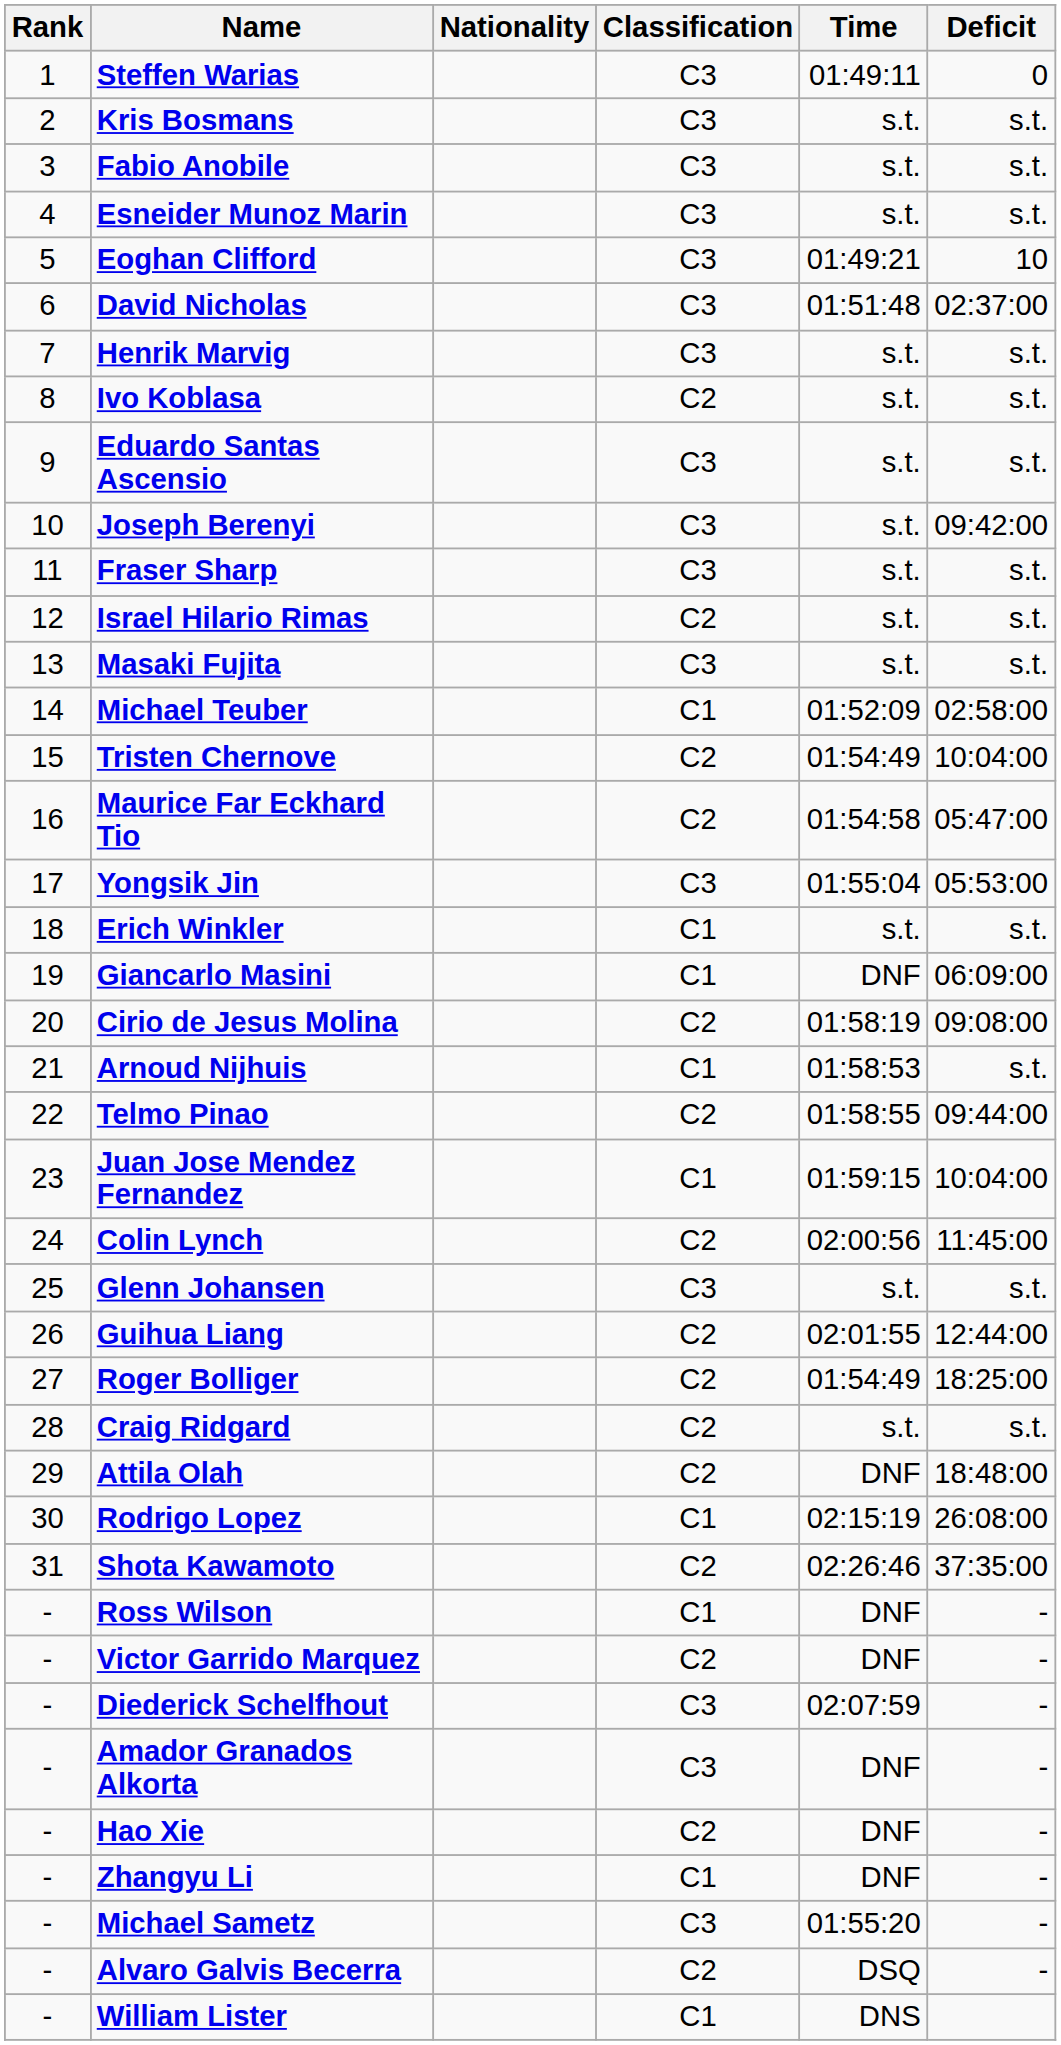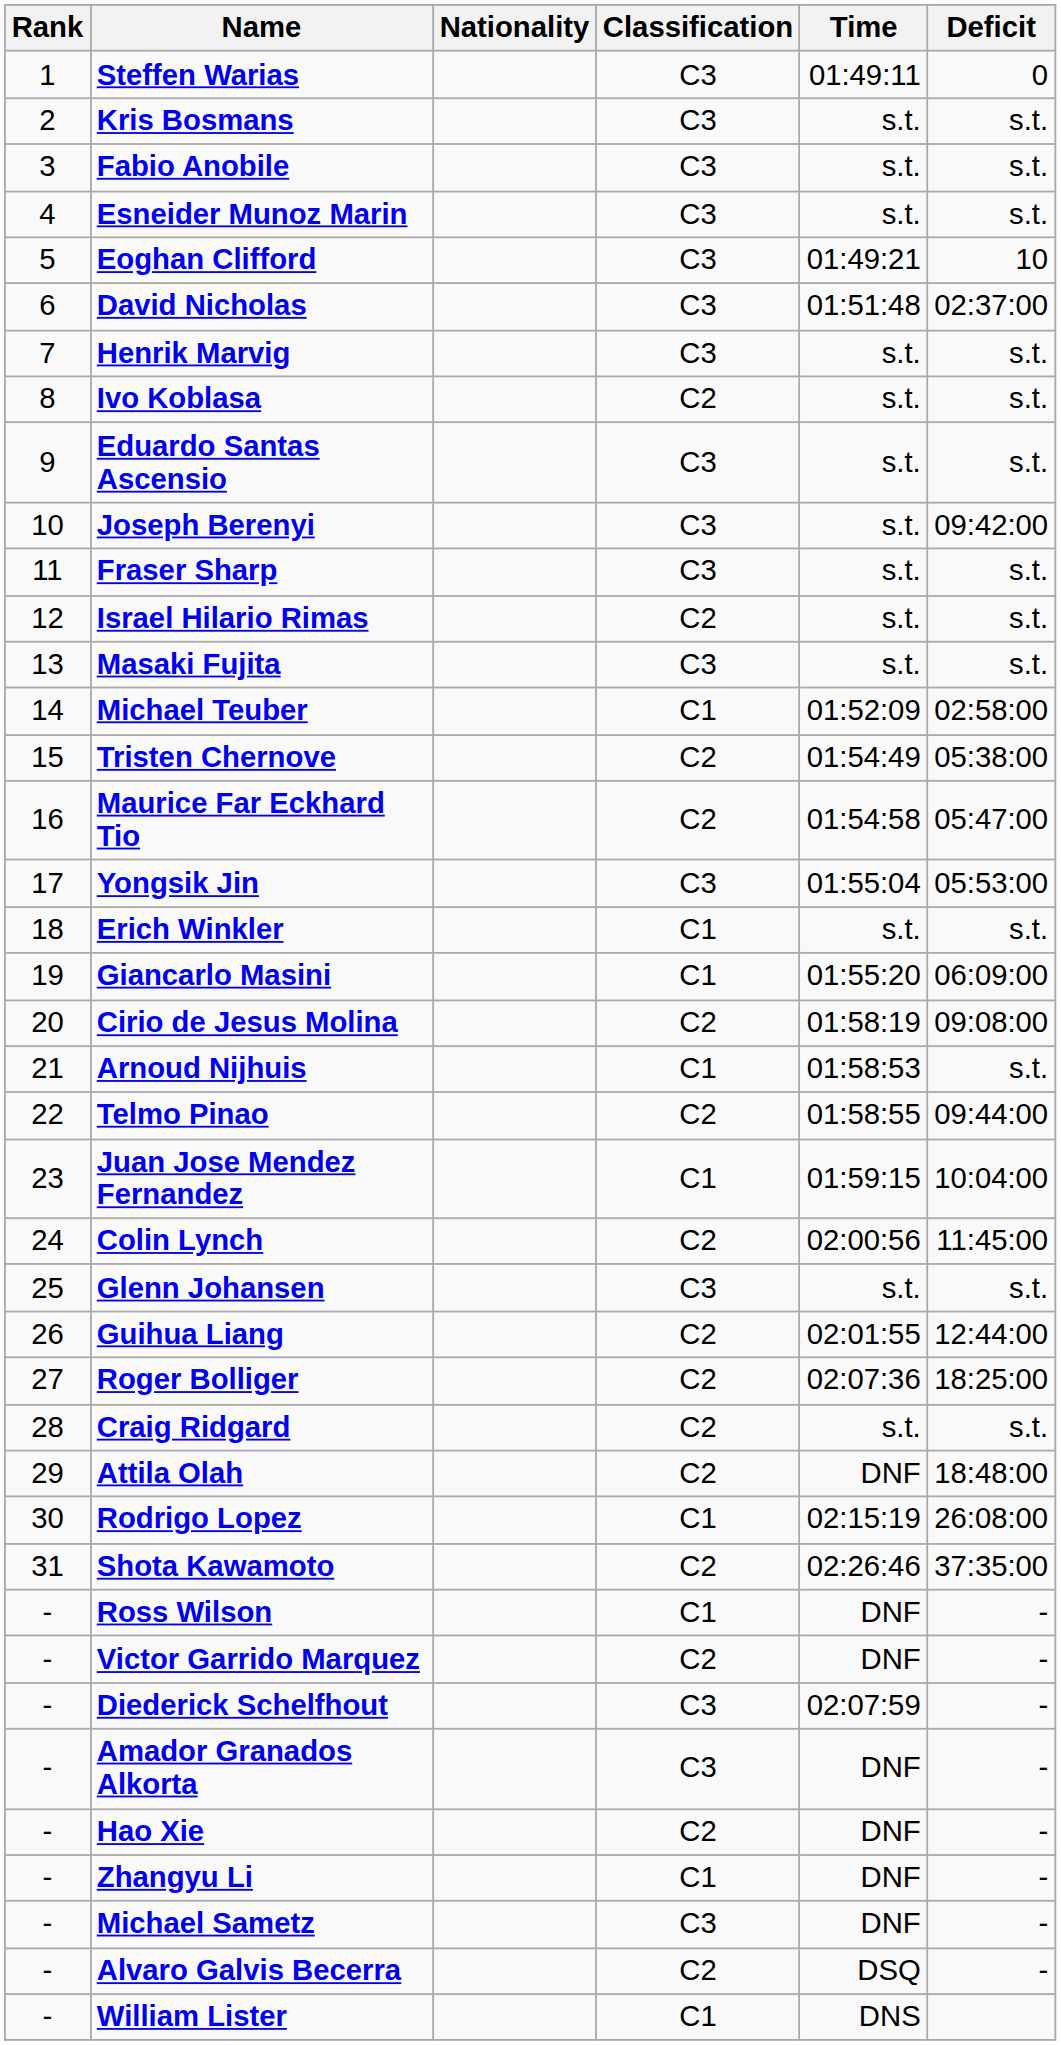(991, 757) 10:04:00 -> (991, 757) 05:38:00
(891, 975) DNF -> (864, 975) 01:55:20
(864, 1380) 01:54:49 -> (864, 1380) 02:07:36
(864, 1924) 01:55:20 -> (891, 1924) DNF
